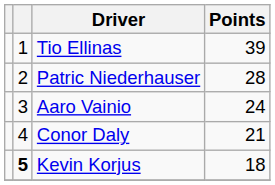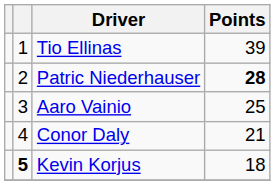(255, 77) normal -> (255, 77) bold
(255, 106) 24 -> (255, 106) 25
